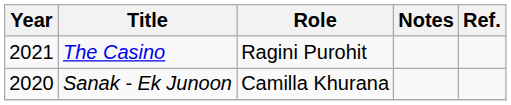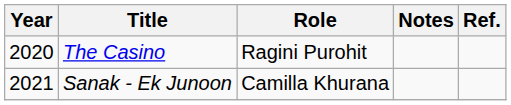(31, 52) 2021 -> (31, 52) 2020
(31, 83) 2020 -> (31, 83) 2021
